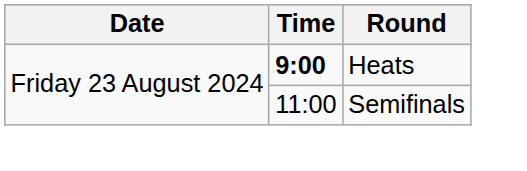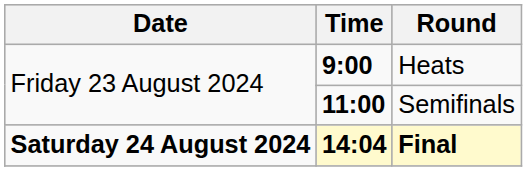(306, 104) normal -> (354, 104) bold
+ row: (428, 144)
